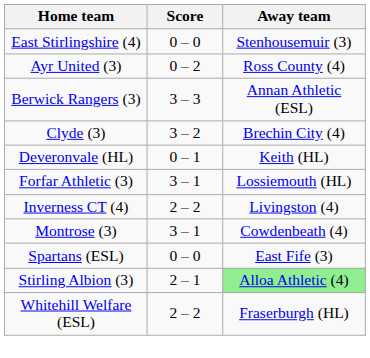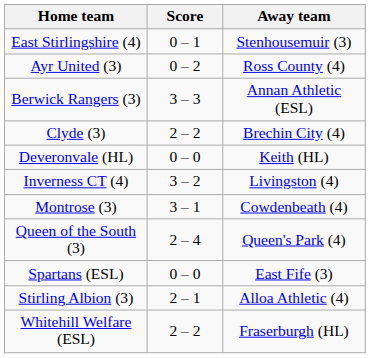(185, 41) 0 – 0 -> (185, 41) 0 – 1
(185, 132) 3 – 2 -> (185, 132) 2 – 2
(185, 157) 0 – 1 -> (185, 157) 0 – 0
- row: (76, 181)
(185, 206) 2 – 2 -> (185, 181) 3 – 2
+ row: (76, 239)
(294, 280) lightgreen background -> (294, 297) no background
